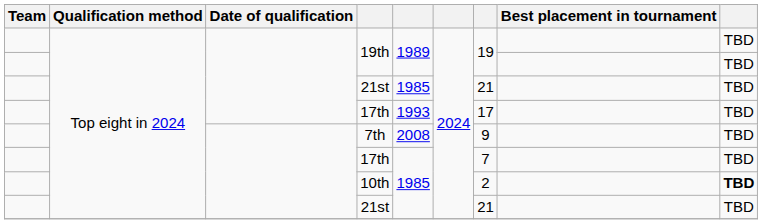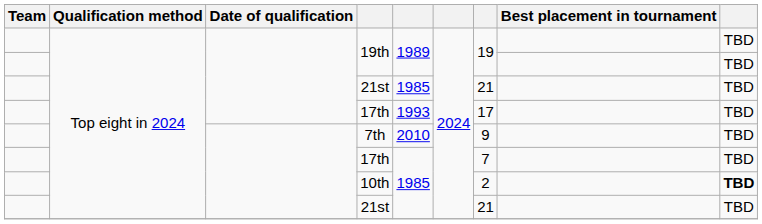(413, 135) 2008 -> (413, 135) 2010
